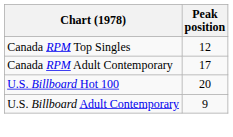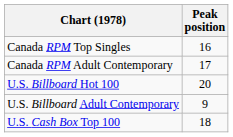(205, 46) 12 -> (205, 46) 16
+ row: (64, 122)
